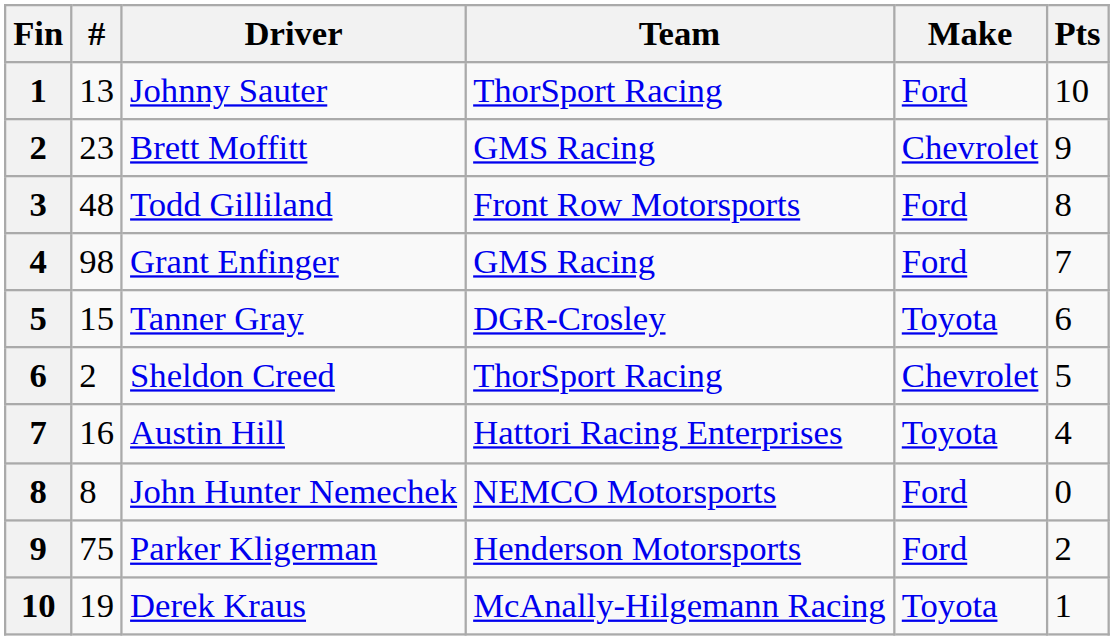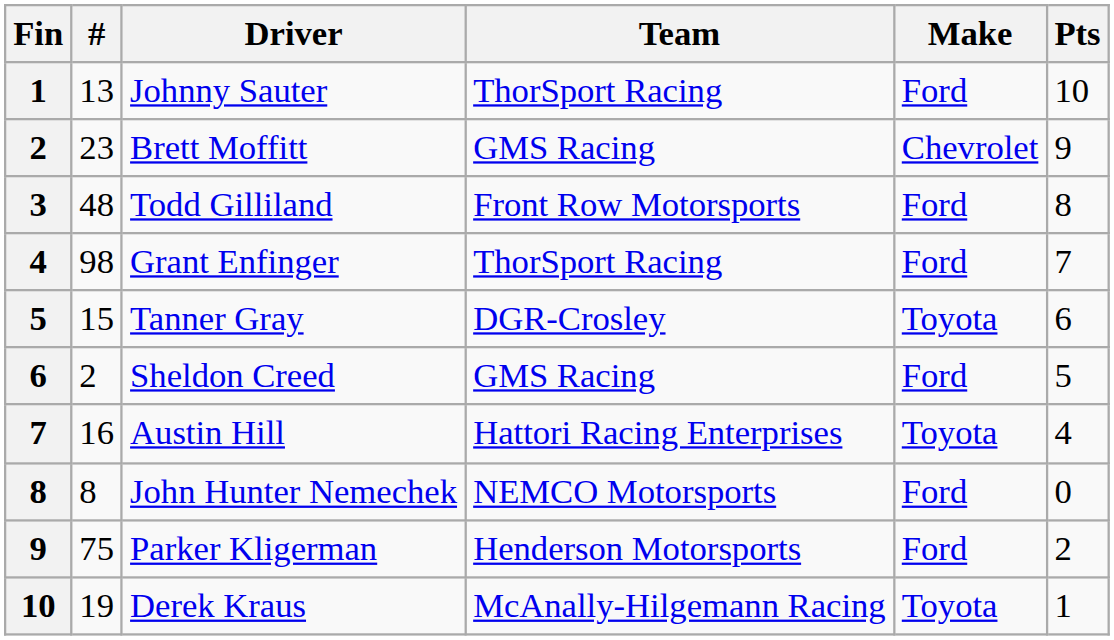(564, 261) GMS Racing -> (598, 261) ThorSport Racing
(598, 376) ThorSport Racing -> (564, 376) GMS Racing
(970, 376) Chevrolet -> (935, 376) Ford
